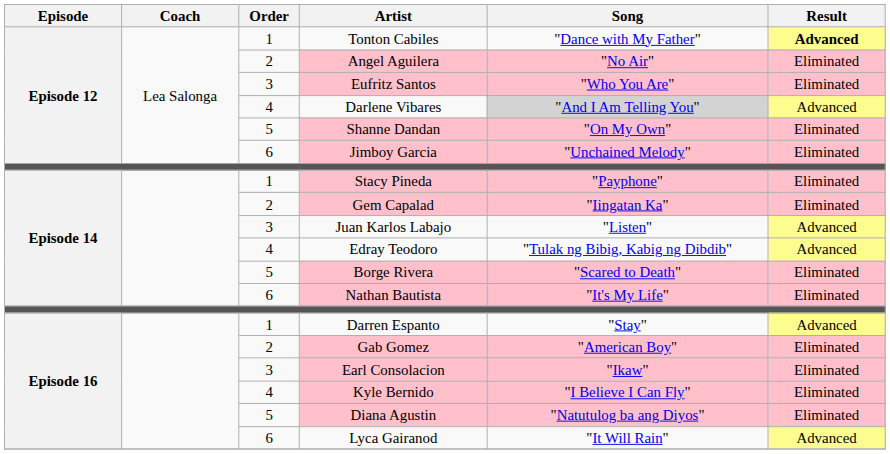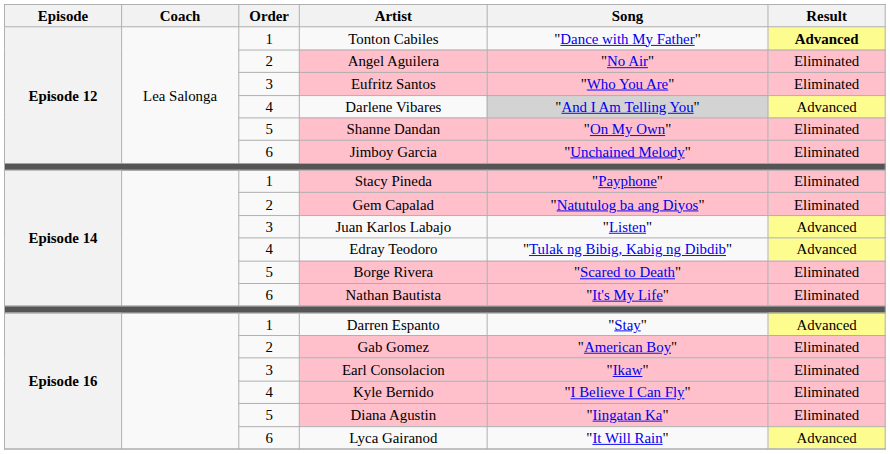(628, 204) "Iingatan Ka" -> (628, 204) "Natutulog ba ang Diyos"
(628, 415) "Natutulog ba ang Diyos" -> (628, 415) "Iingatan Ka"
